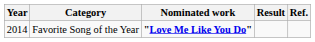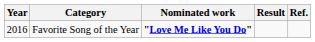(17, 29) 2014 -> (17, 29) 2016
